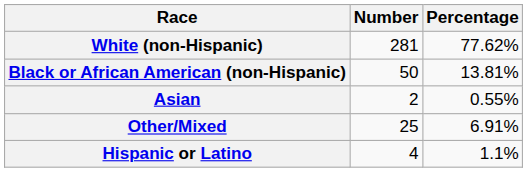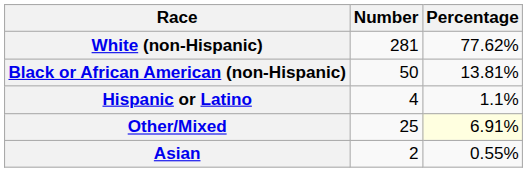rows swapped: (177, 99) <-> (177, 153)
(494, 126) no background -> (494, 126) lightyellow background
